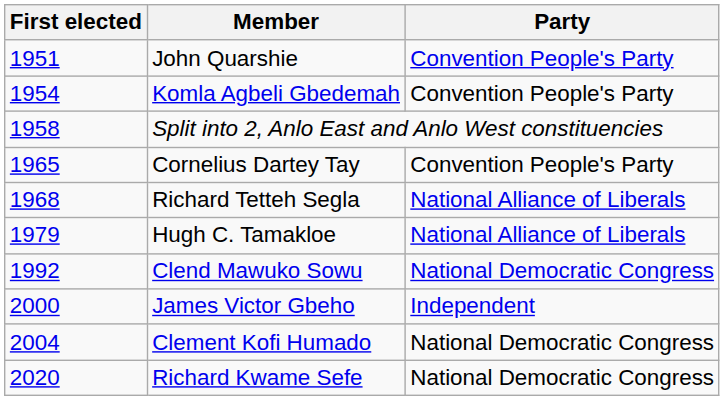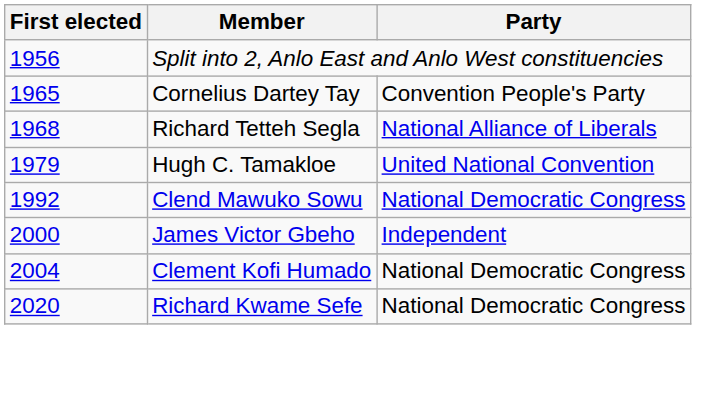- row: (225, 57)
- row: (276, 93)
(35, 128) 1958 -> (35, 57) 1956
(548, 235) National Alliance of Liberals -> (518, 164) United National Convention
